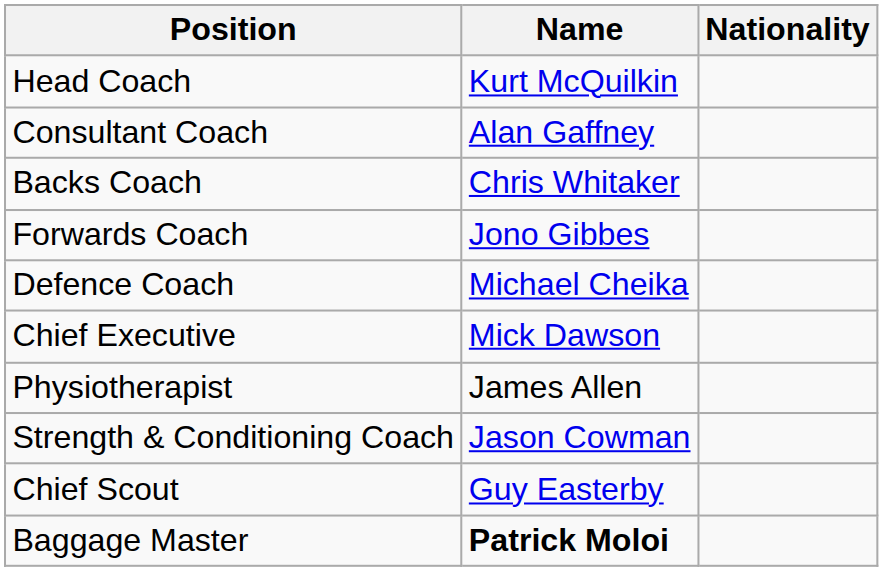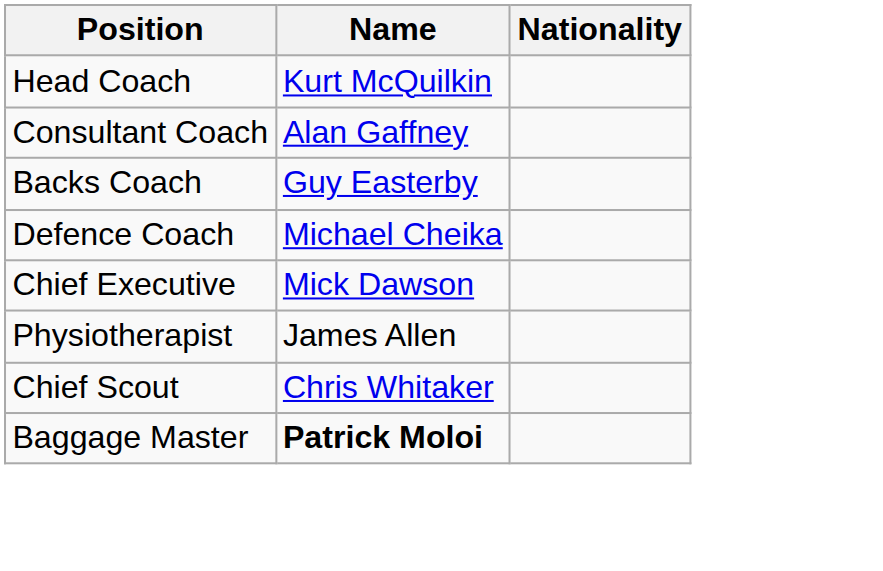(574, 183) Chris Whitaker -> (380, 183) Guy Easterby
- row: (130, 234)
- row: (233, 438)
(566, 489) Guy Easterby -> (388, 387) Chris Whitaker
